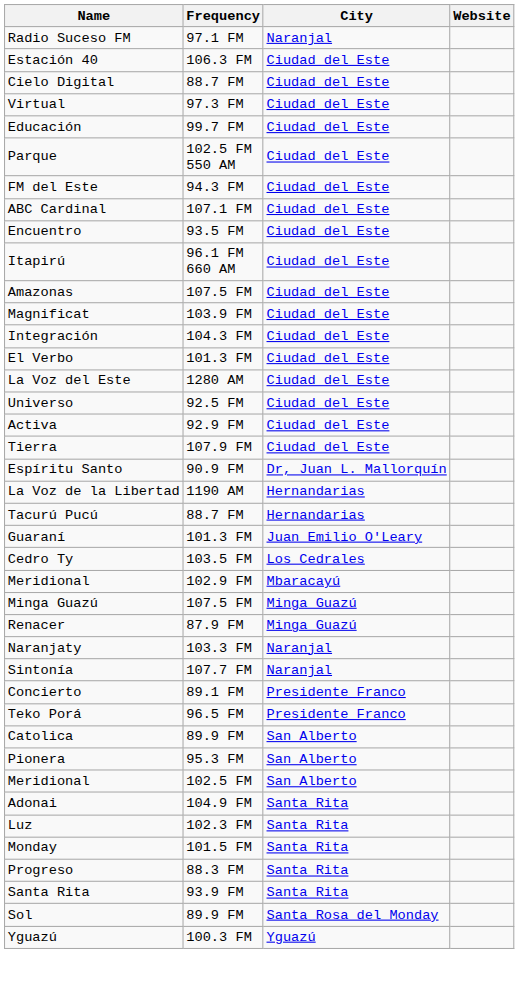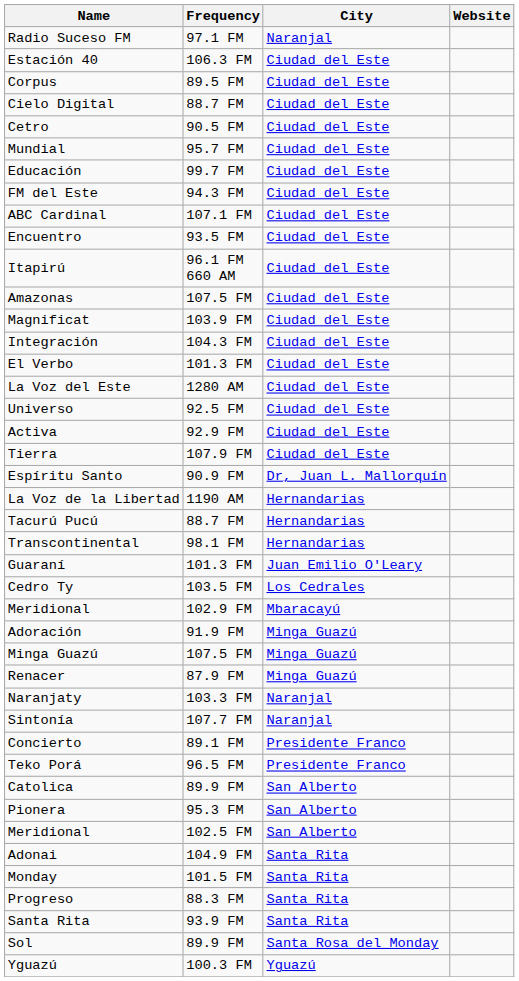+ row: (32, 82)
+ row: (28, 127)
+ row: (36, 149)
- row: (36, 105)
- row: (32, 157)
+ row: (73, 543)
+ row: (45, 632)
- row: (20, 826)
